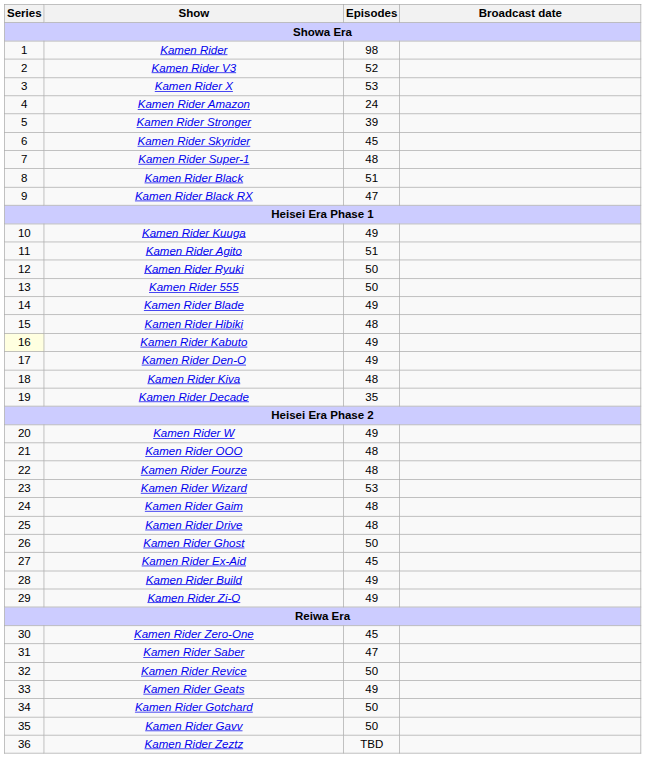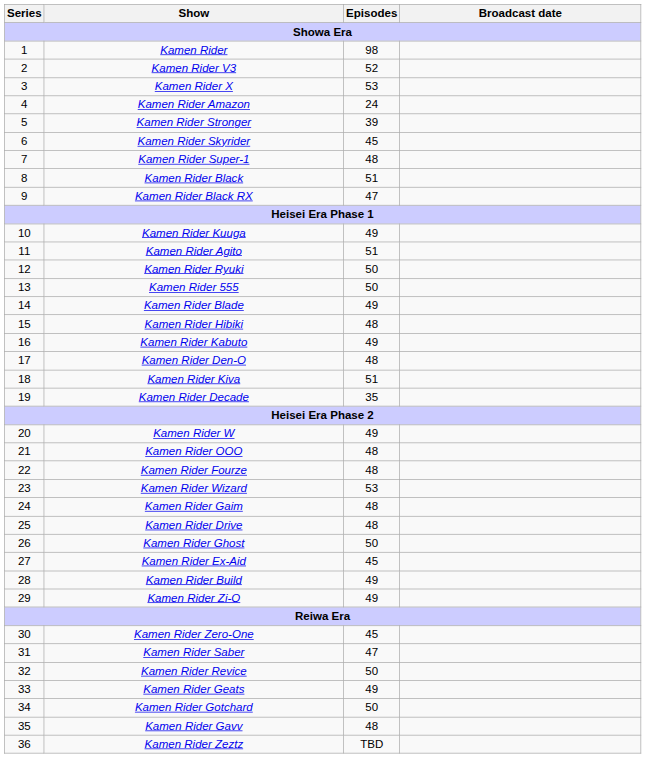(24, 342) lightyellow background -> (24, 342) no background
(372, 360) 49 -> (372, 360) 48
(372, 379) 48 -> (372, 379) 51
(372, 726) 50 -> (372, 726) 48
